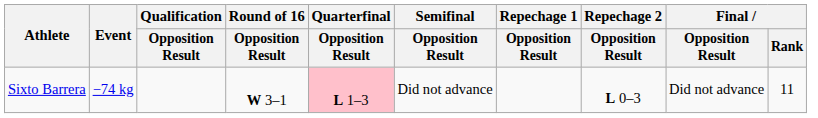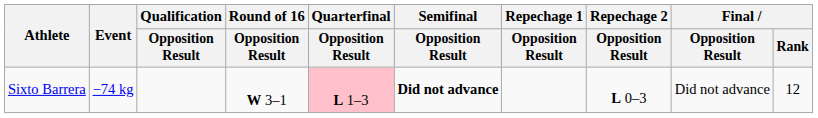(445, 90) normal -> (448, 90) bold
(787, 90) 11 -> (793, 90) 12
